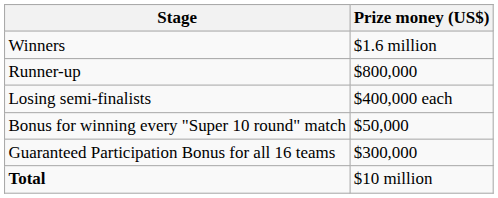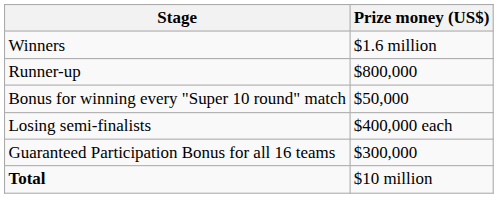rows swapped: (80, 98) <-> (177, 125)
